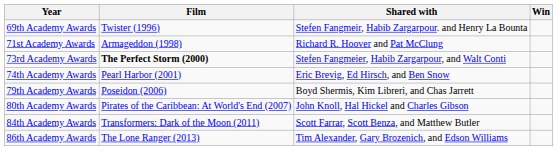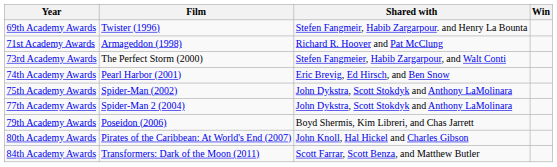(155, 59) bold -> (152, 59) normal
+ row: (51, 91)
+ row: (51, 106)
- row: (51, 138)
